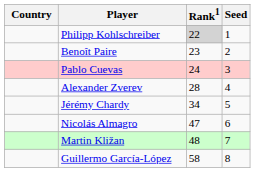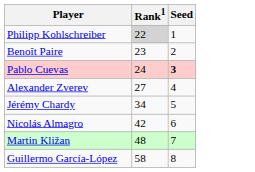- column: (31, 14)
(228, 69) normal -> (173, 69) bold
(194, 87) 28 -> (140, 87) 27
(194, 122) 47 -> (140, 122) 42
